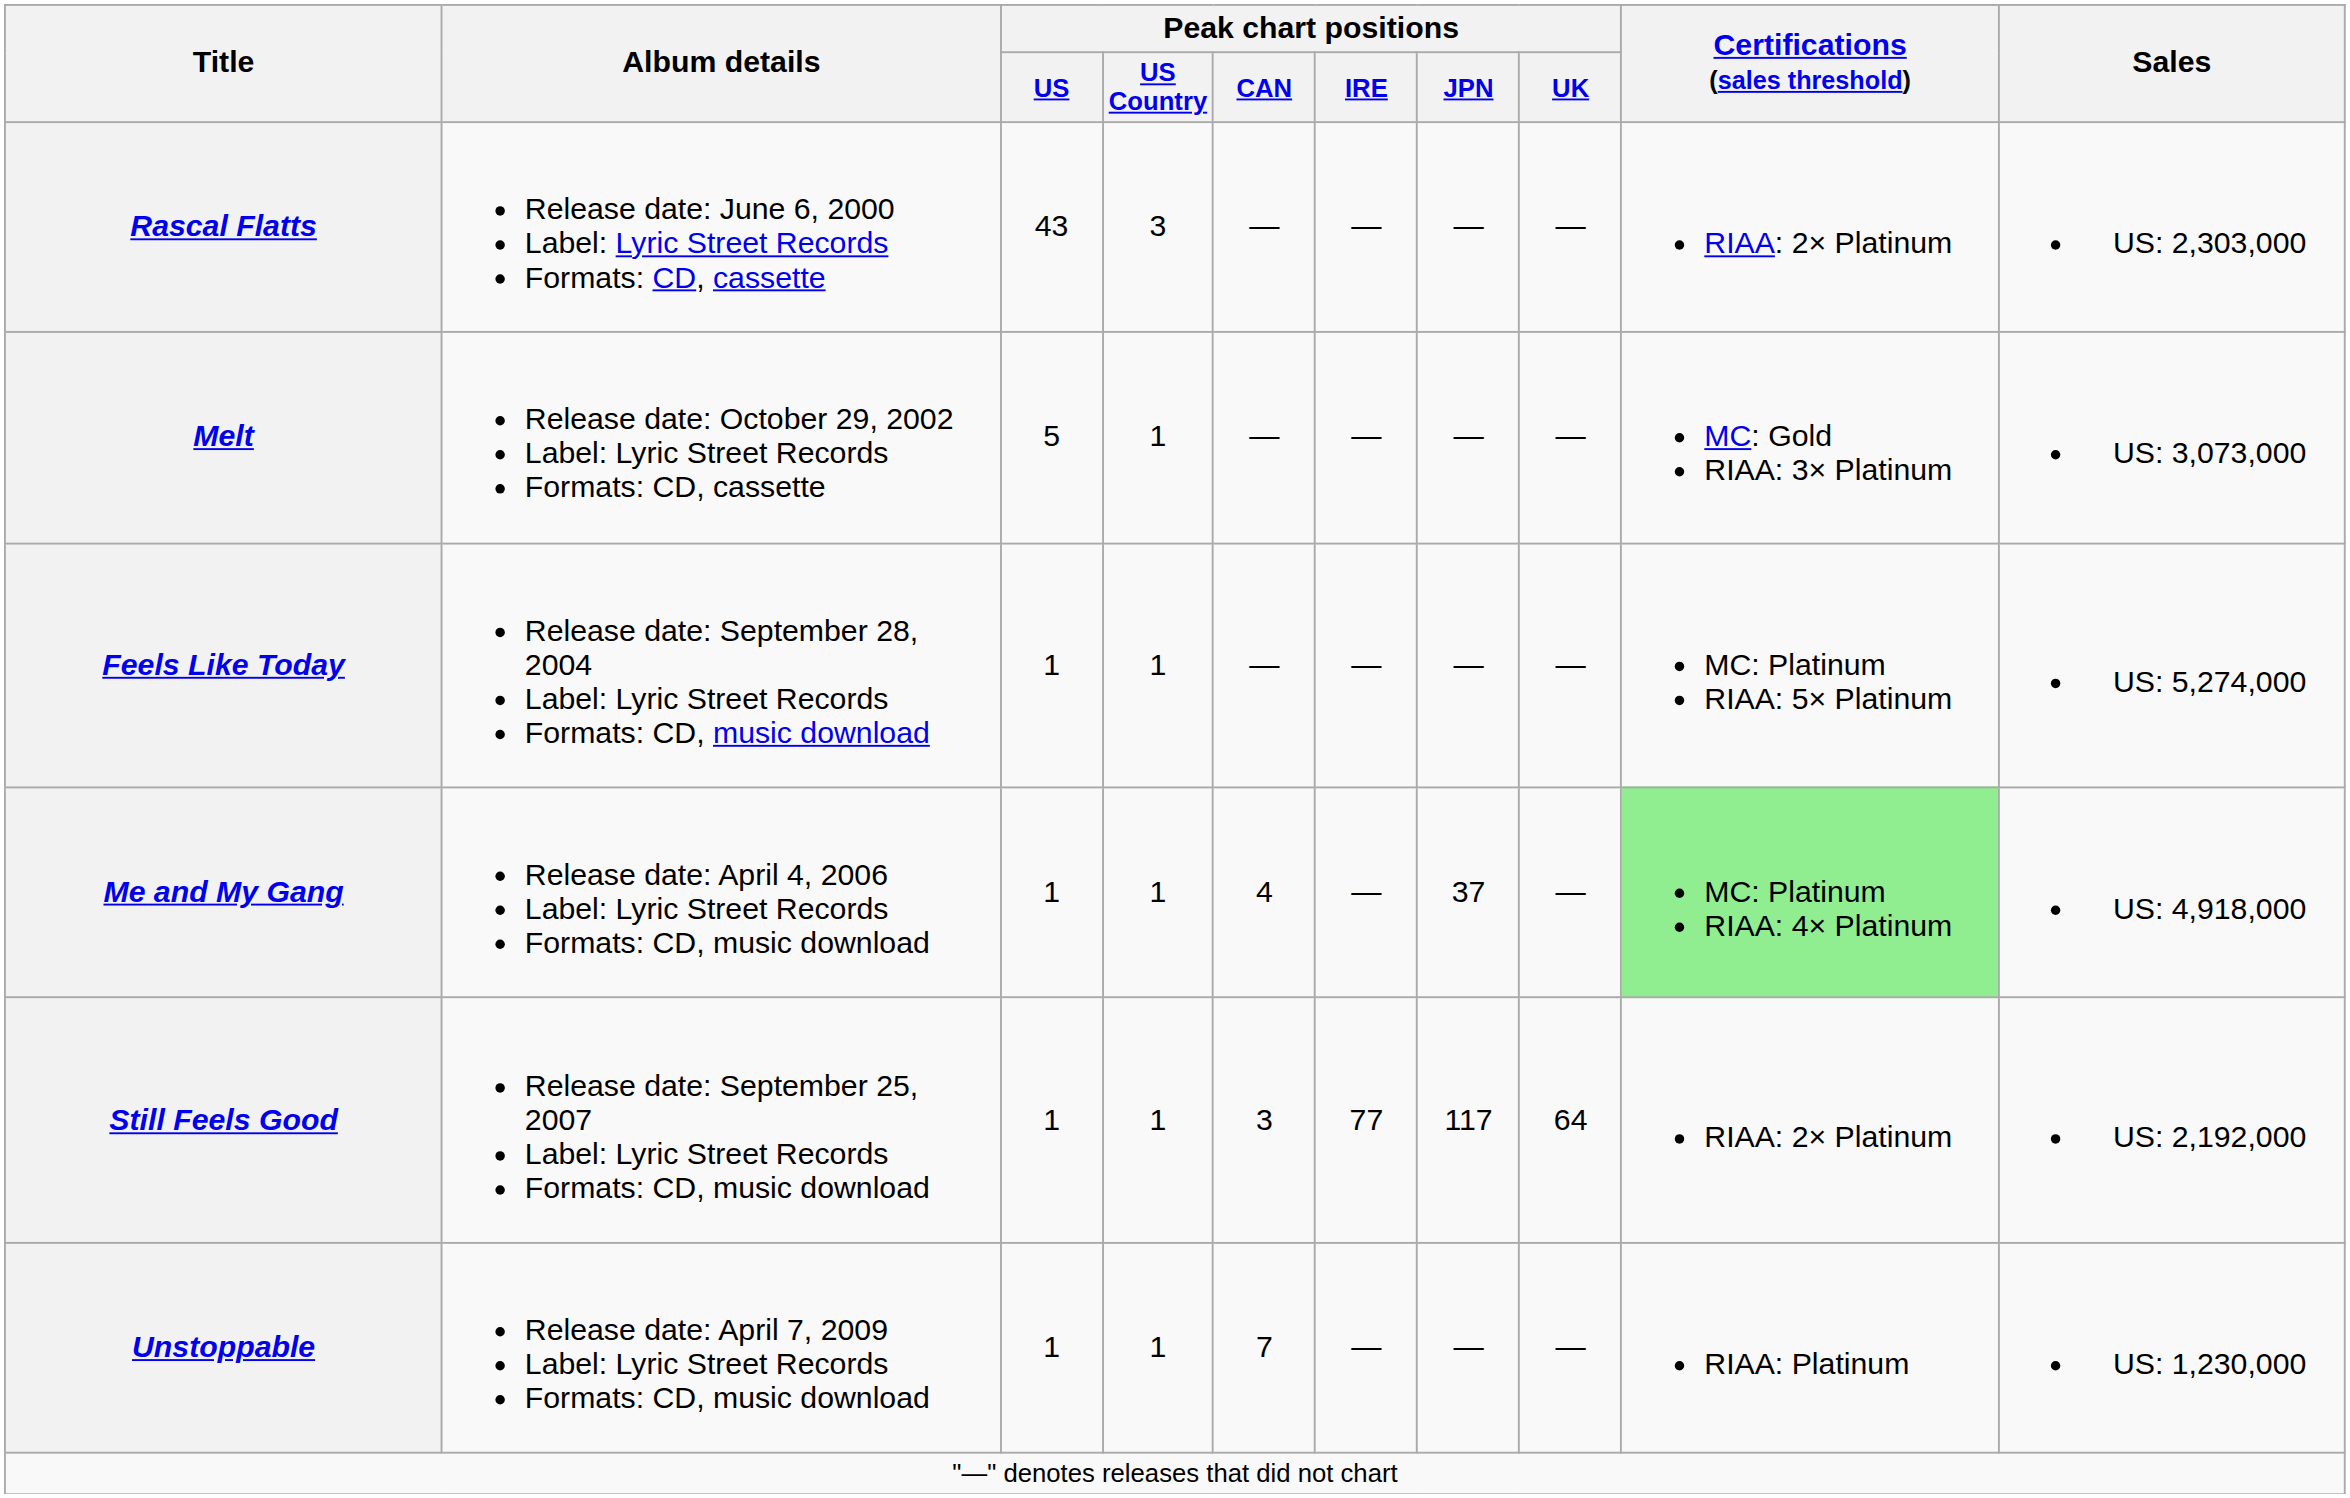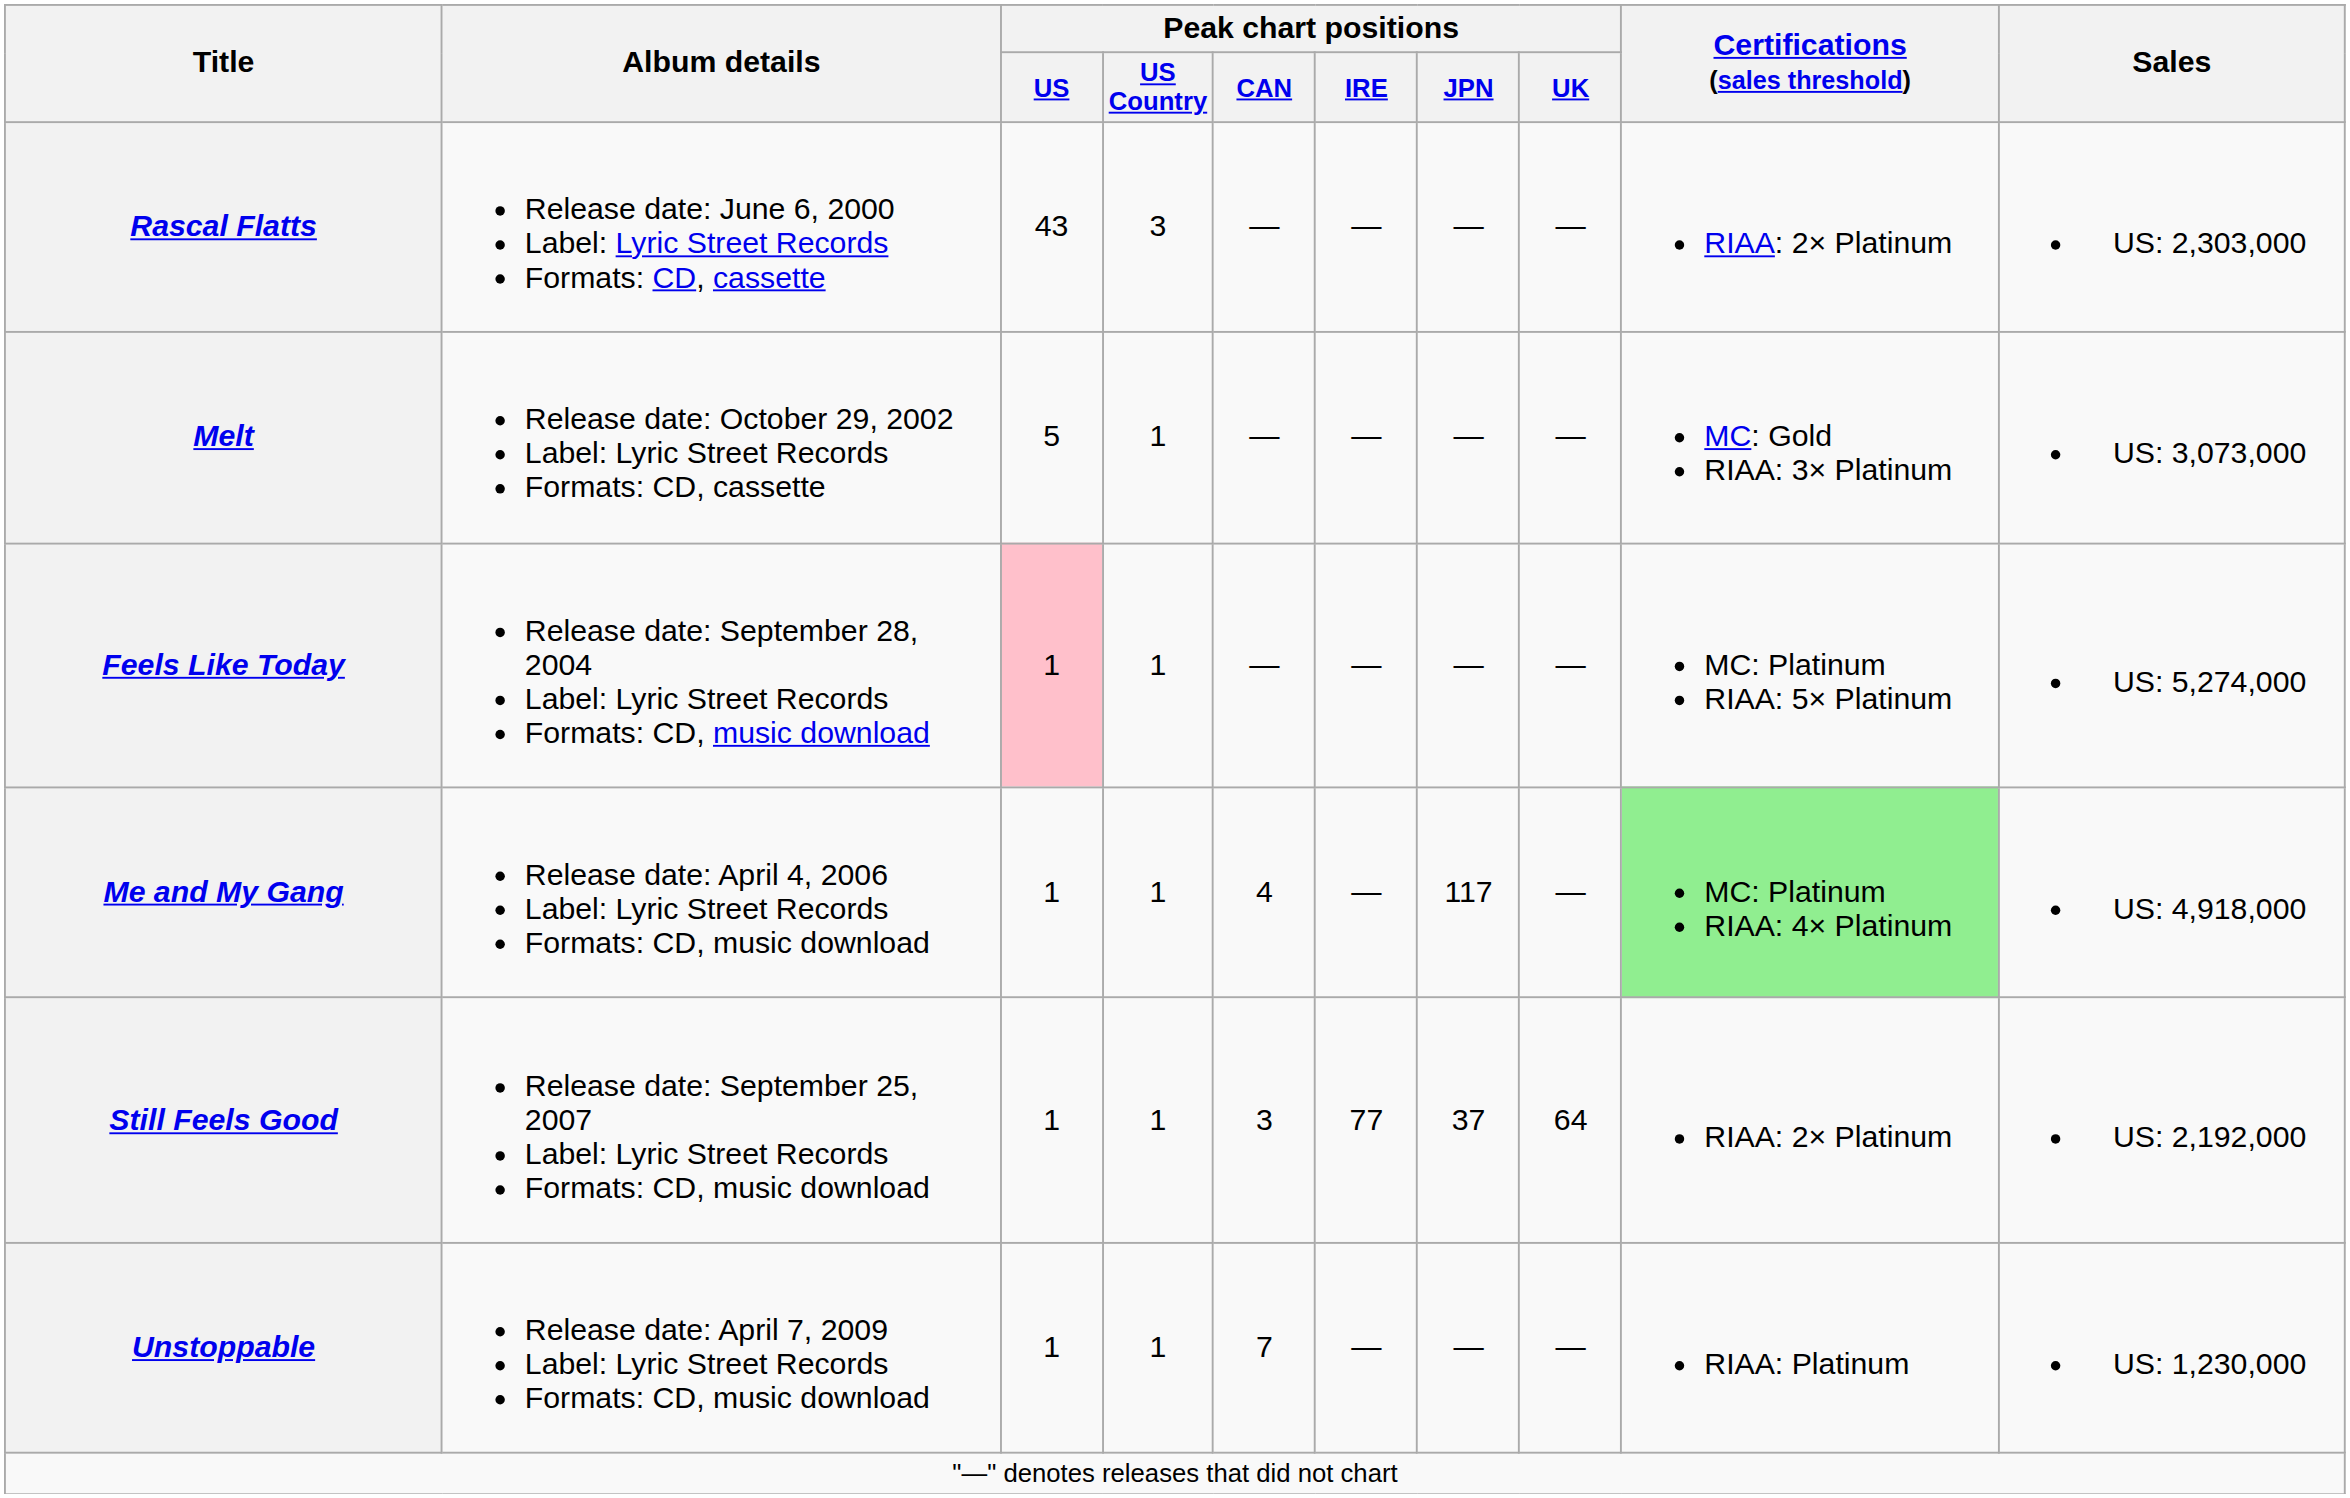(1052, 664) no background -> (1052, 664) pink background
(1469, 892) 37 -> (1469, 892) 117
(1469, 1119) 117 -> (1469, 1119) 37
